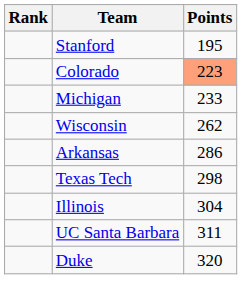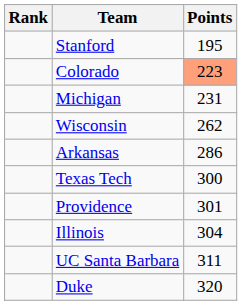(210, 98) 233 -> (210, 98) 231
(210, 179) 298 -> (210, 179) 300
+ row: (94, 206)
